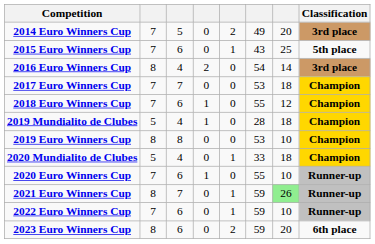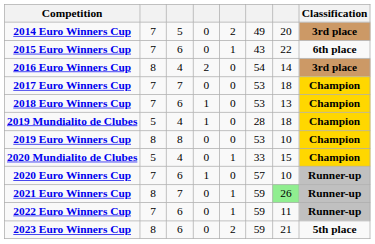(286, 49) 25 -> (286, 49) 22
(335, 49) 5th place -> (335, 49) 6th place
(259, 103) 55 -> (259, 103) 53
(286, 103) 12 -> (286, 103) 13
(286, 157) 18 -> (286, 157) 15
(259, 175) 55 -> (259, 175) 57
(286, 211) 10 -> (286, 211) 11
(286, 229) 20 -> (286, 229) 21
(335, 229) 6th place -> (335, 229) 5th place
